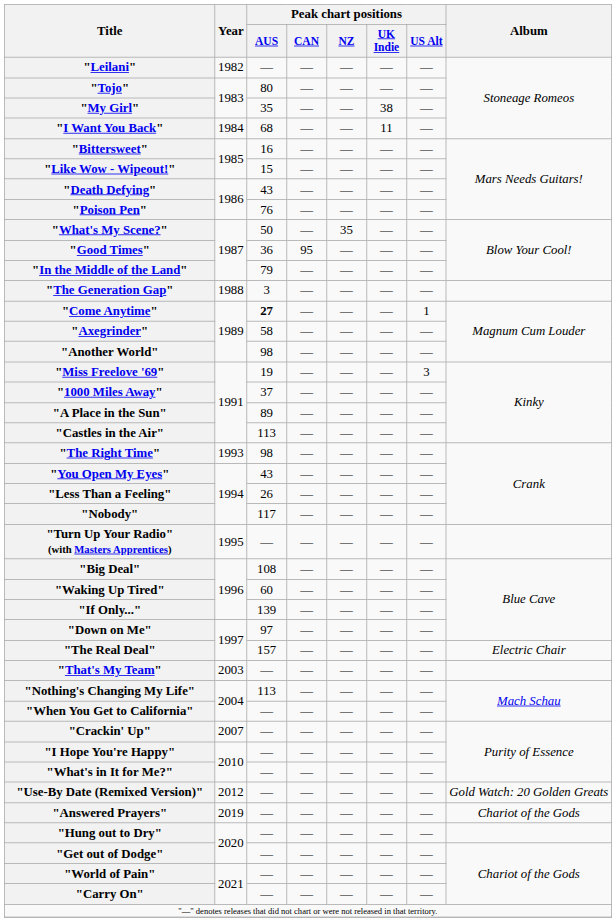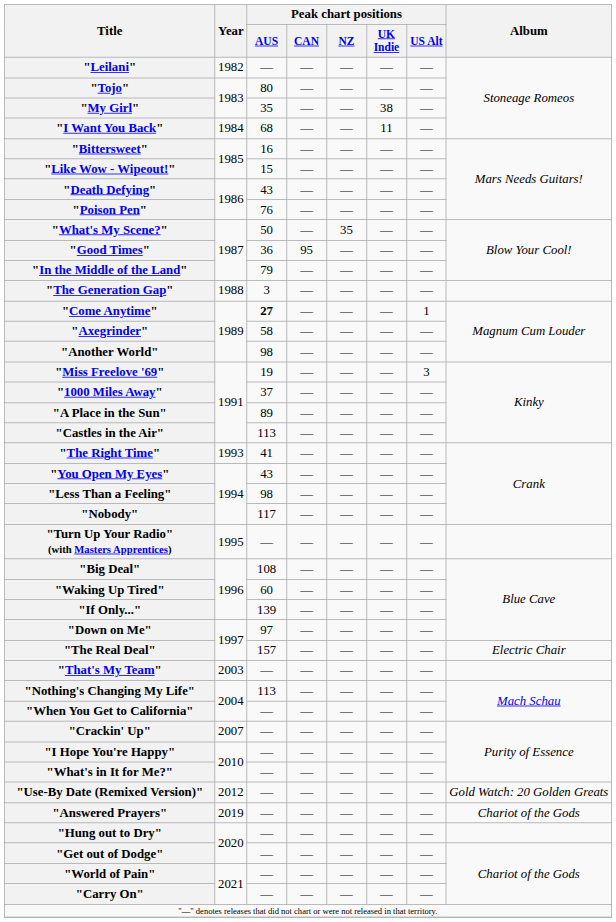(267, 453) 98 -> (267, 453) 41
(267, 493) 26 -> (267, 493) 98
